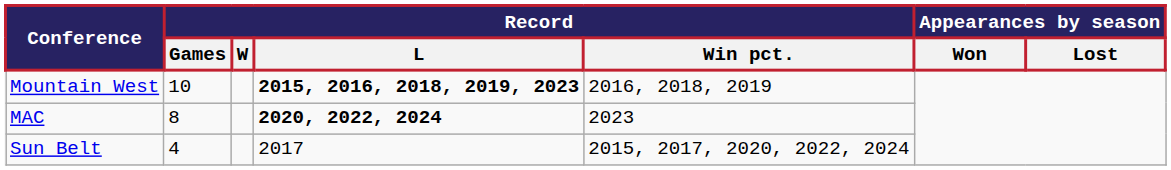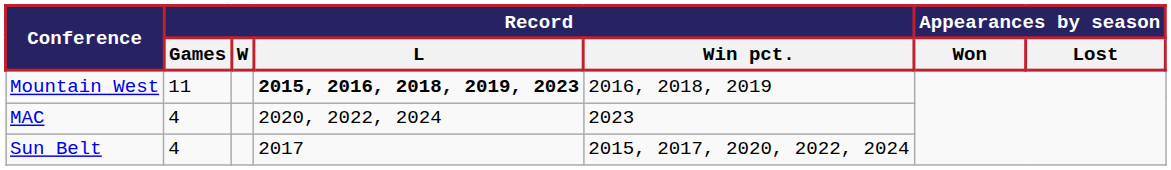(180, 87) 10 -> (180, 87) 11
(174, 118) 8 -> (174, 118) 4
(350, 118) bold -> (350, 118) normal
